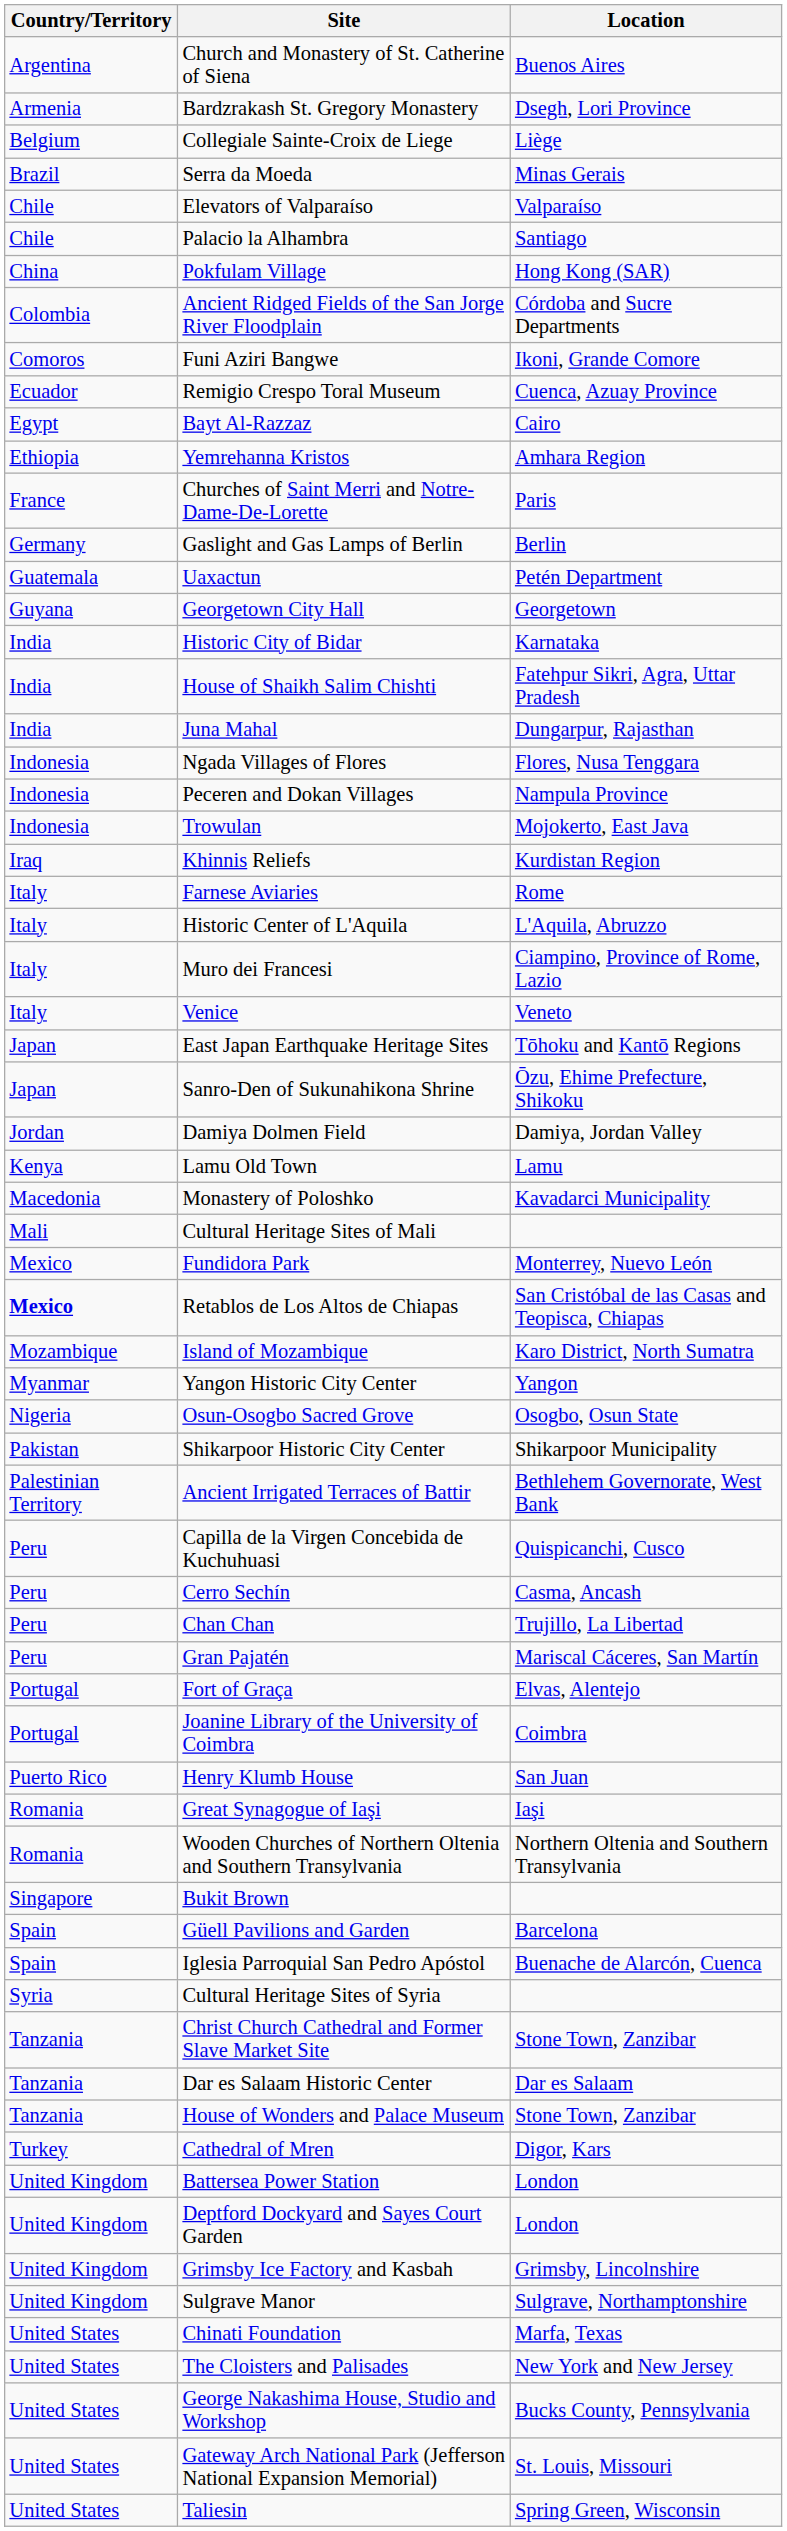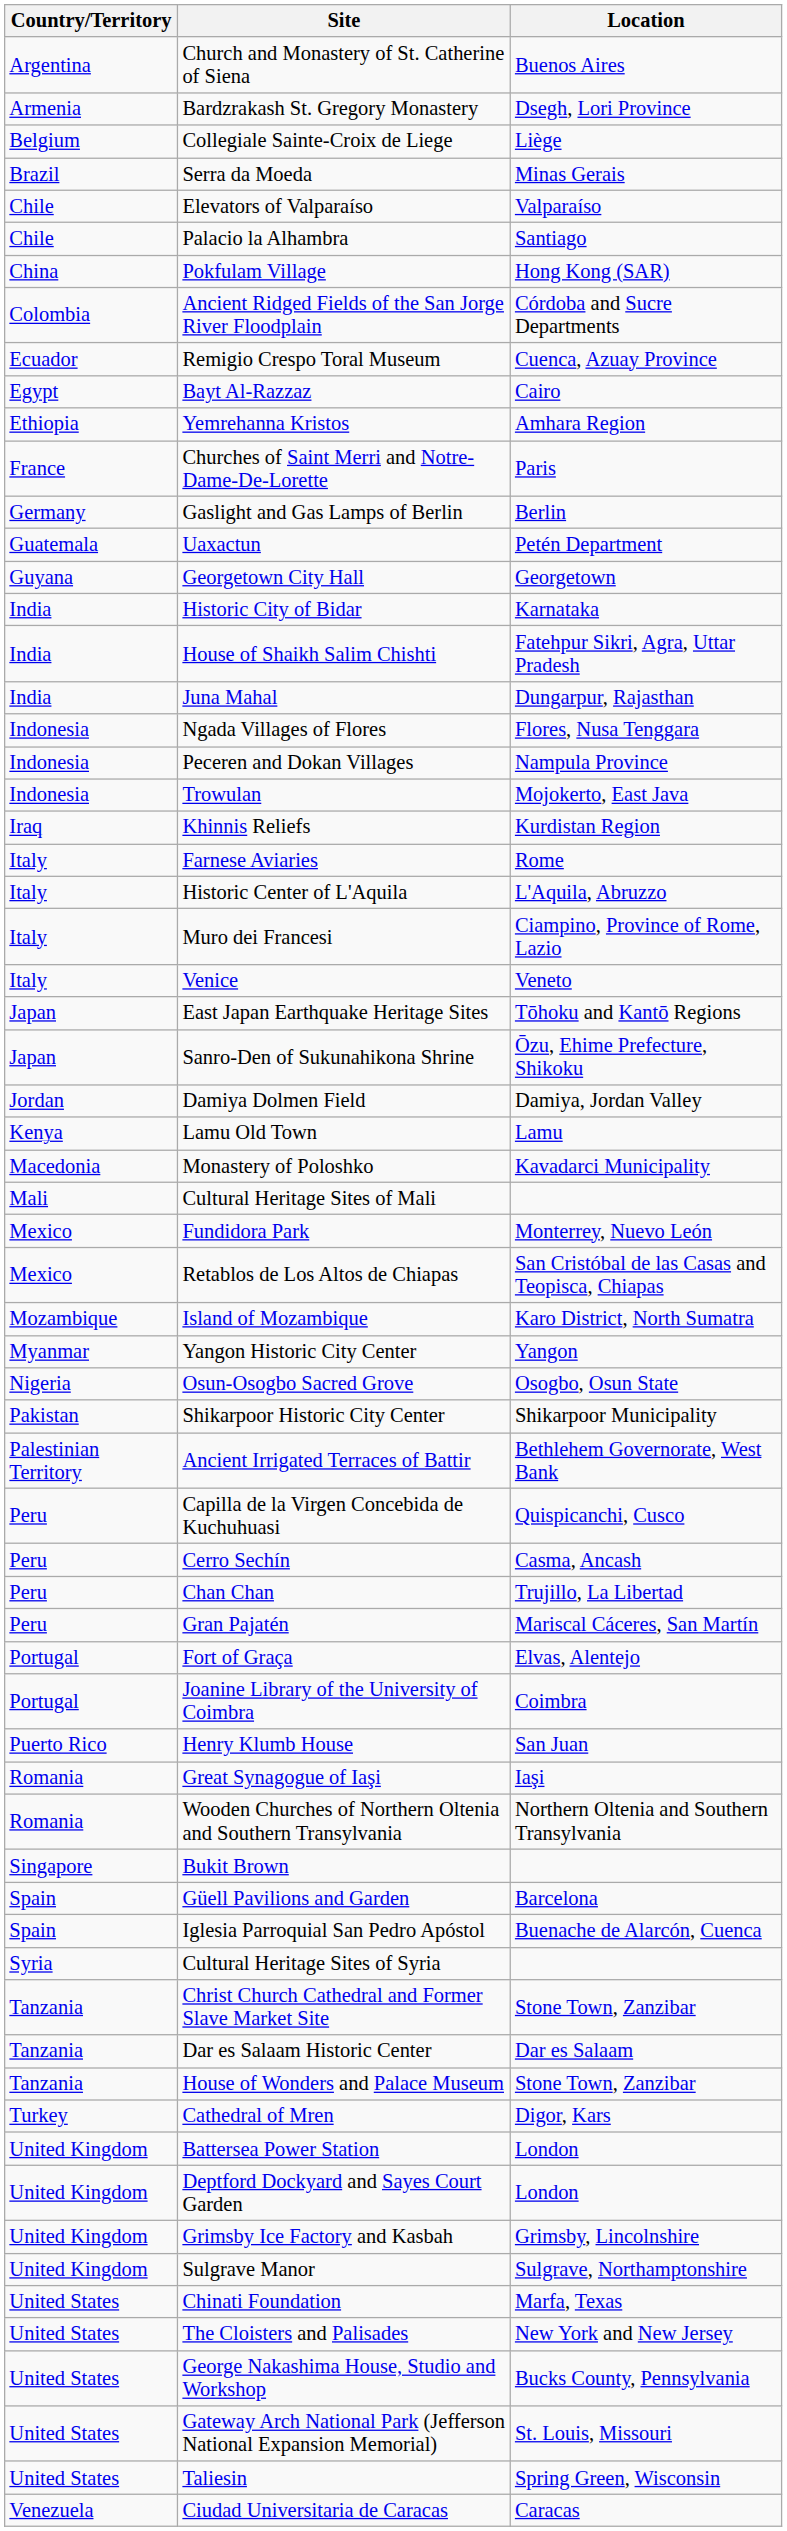- row: (260, 359)
(41, 1307) bold -> (41, 1274) normal
+ row: (315, 2510)
